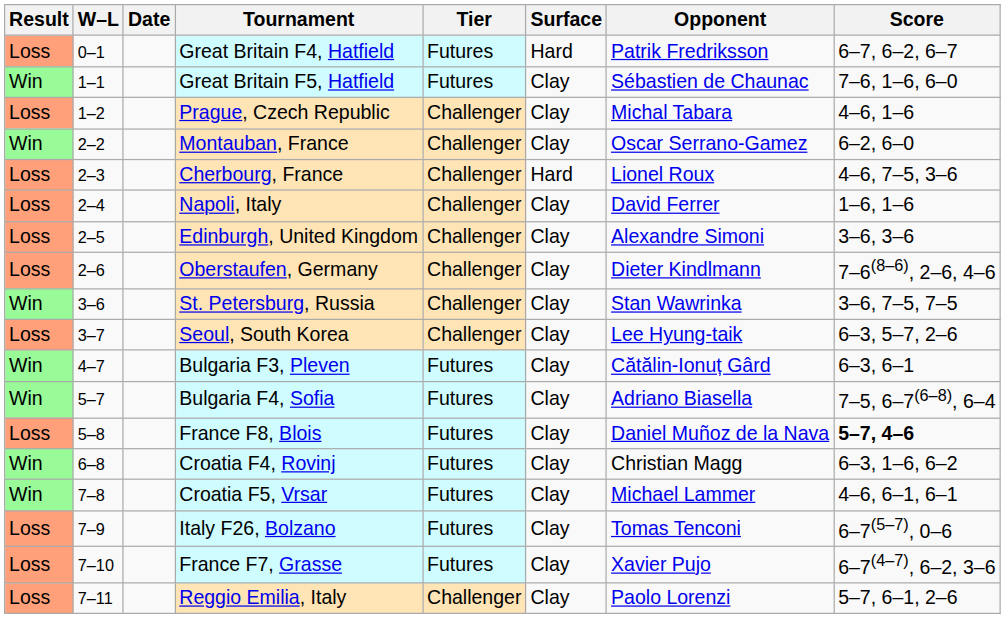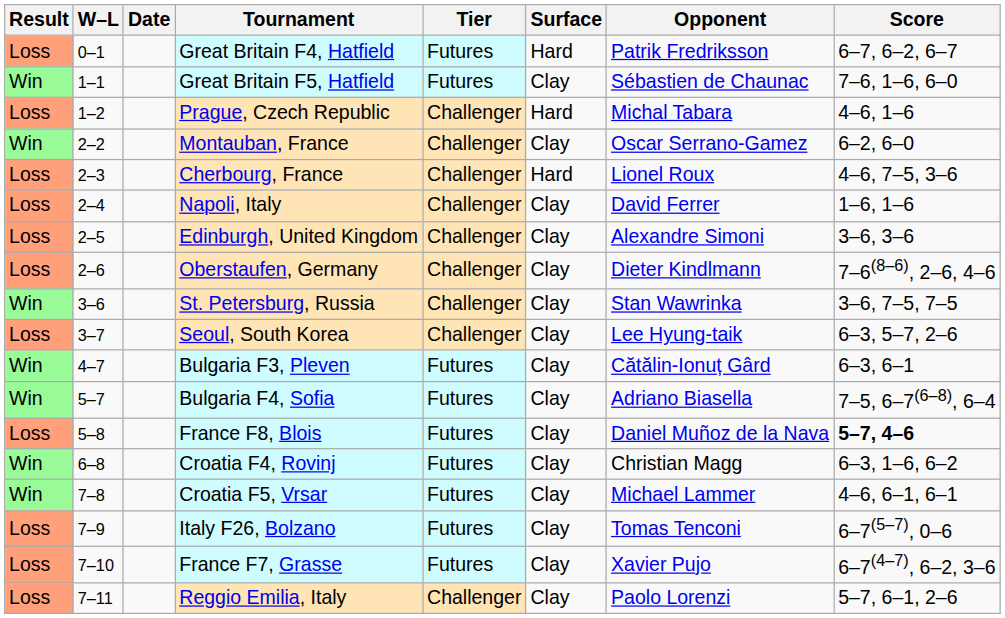(550, 112) Clay -> (552, 112) Hard
